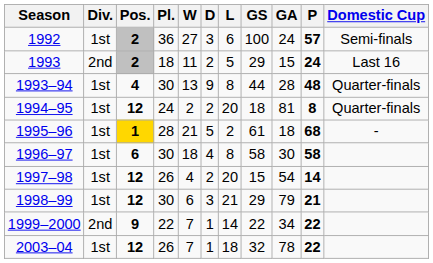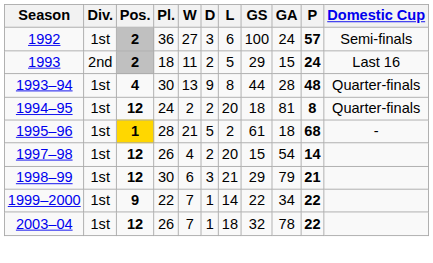- row: (44, 154)
(100, 223) 2nd -> (100, 200) 1st
